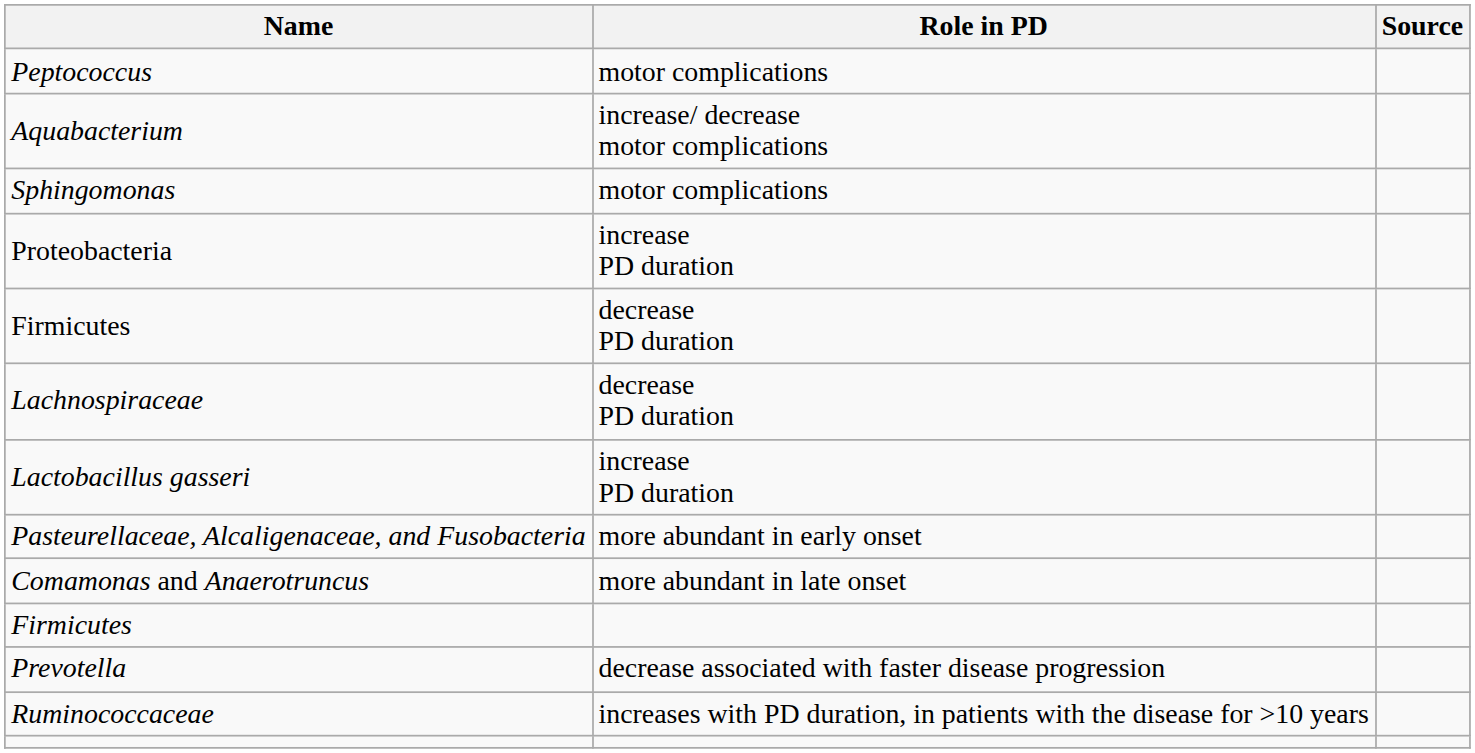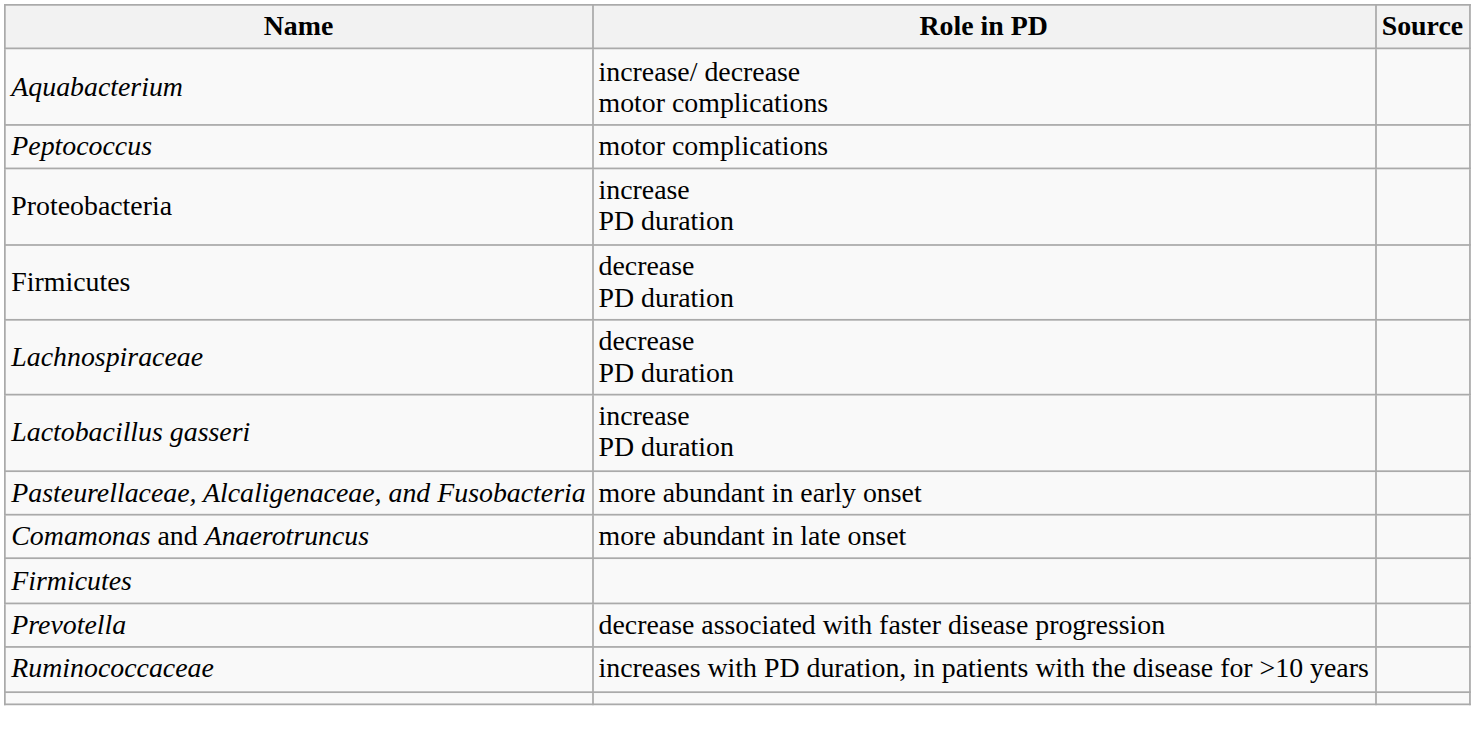rows swapped: (97, 130) <-> (82, 70)
- row: (93, 190)
